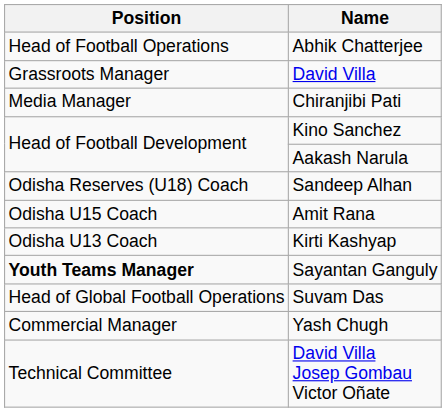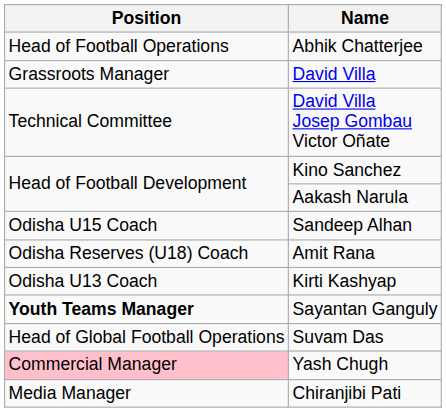rows swapped: (352, 373) <-> (347, 102)
(128, 185) Odisha Reserves (U18) Coach -> (83, 225) Odisha U15 Coach
(83, 213) Odisha U15 Coach -> (128, 253) Odisha Reserves (U18) Coach
(93, 325) no background -> (93, 365) pink background
